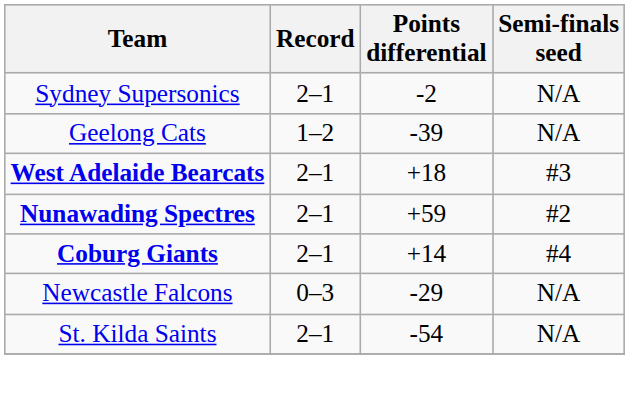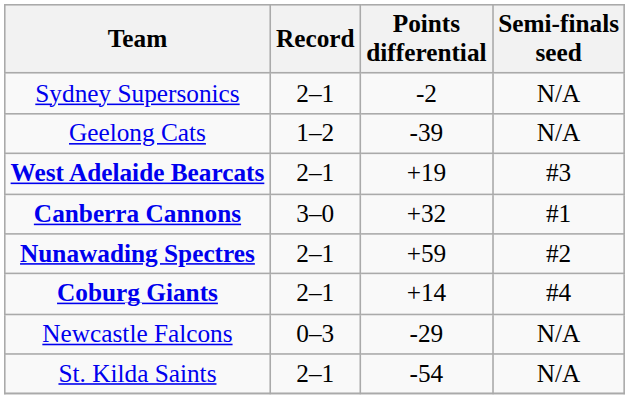(426, 173) +18 -> (426, 173) +19
+ row: (137, 213)
